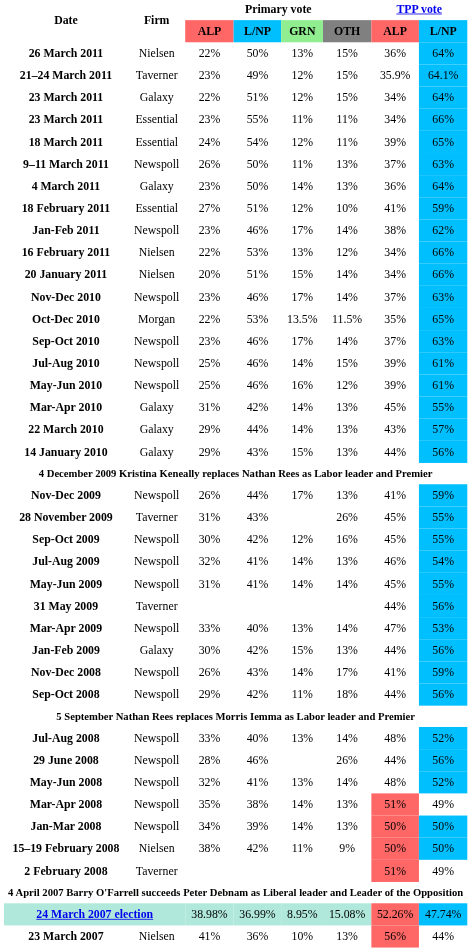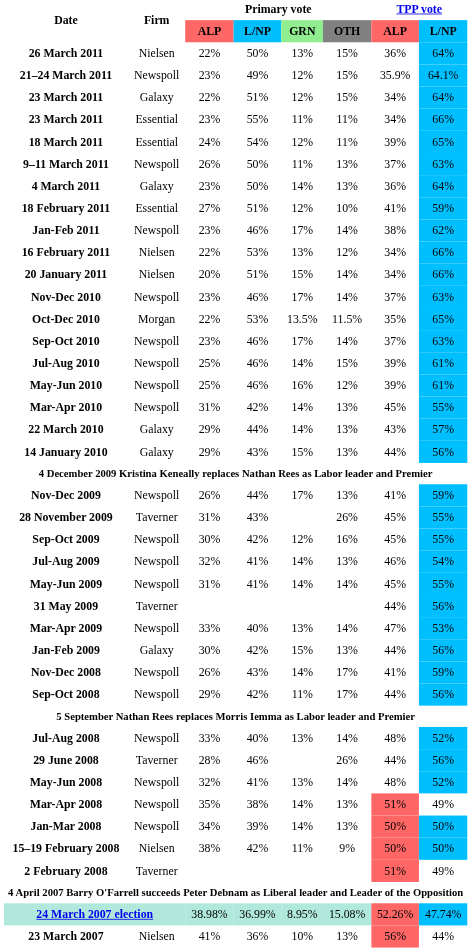(157, 75) Taverner -> (157, 75) Newspoll
(157, 407) Galaxy -> (157, 407) Newspoll
(347, 694) 18% -> (347, 694) 17%
(157, 760) Newspoll -> (157, 760) Taverner
